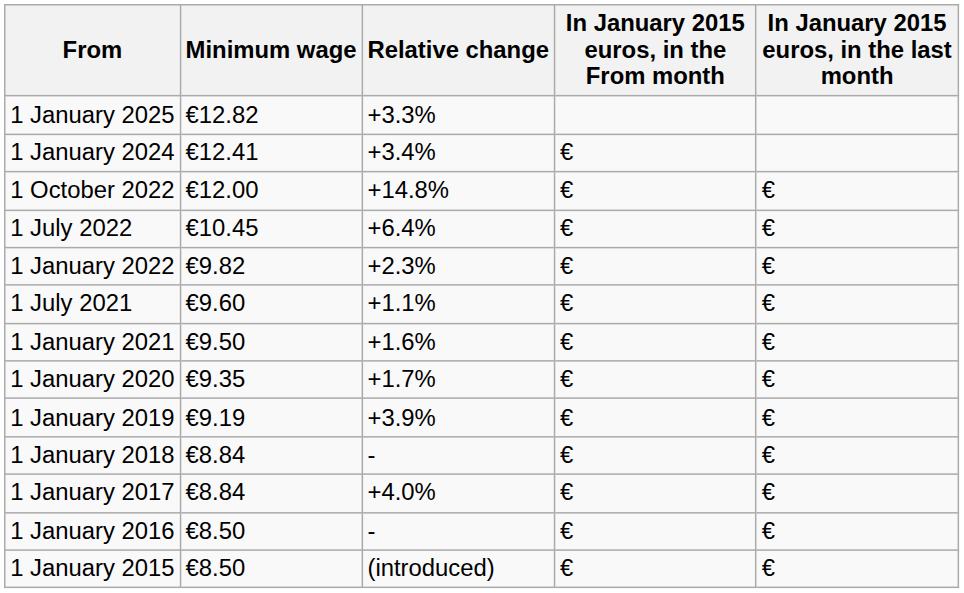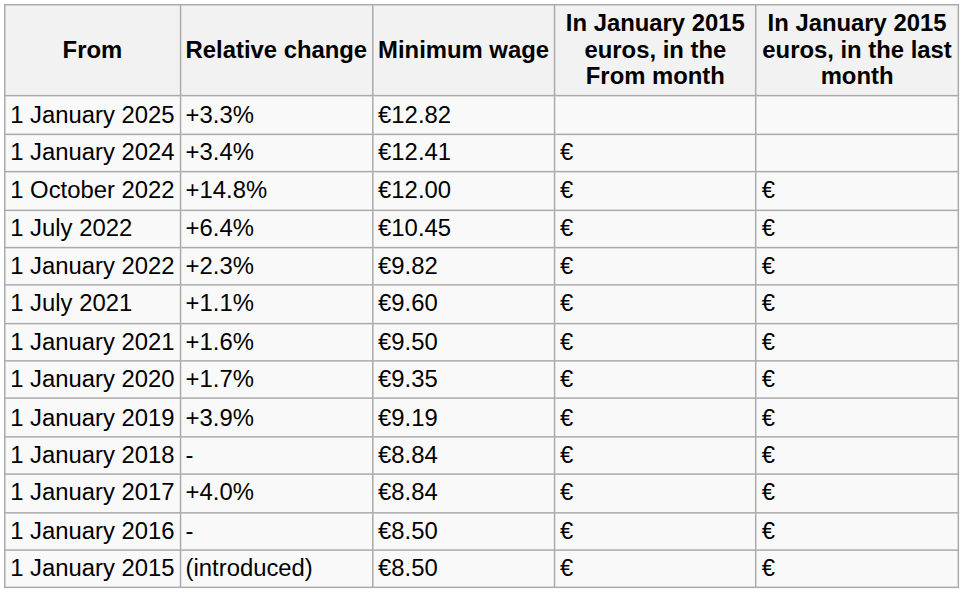columns swapped: (271, 50) <-> (458, 50)
